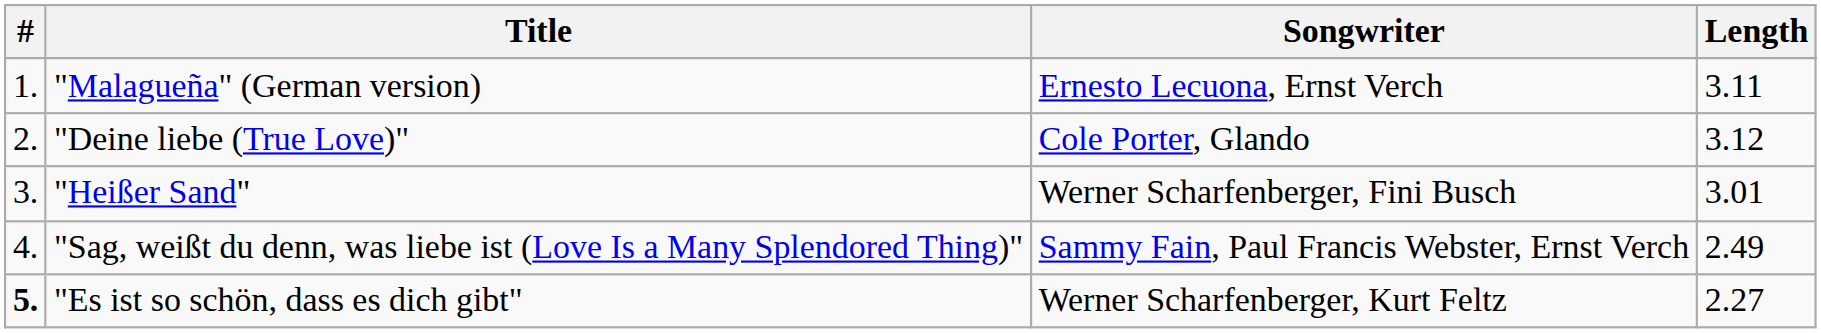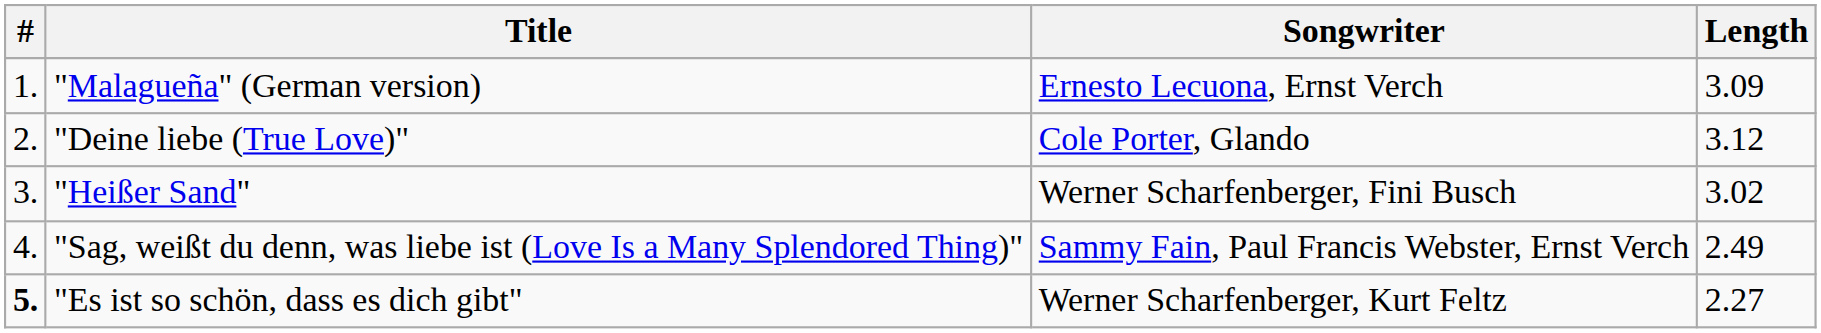(1734, 85) 3.11 -> (1734, 85) 3.09
(1734, 192) 3.01 -> (1734, 192) 3.02
